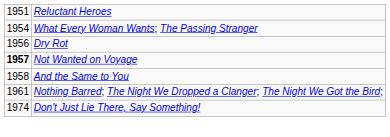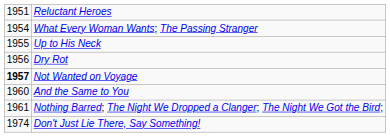+ row: (67, 44)
(18, 76) 1958 -> (18, 92) 1960
